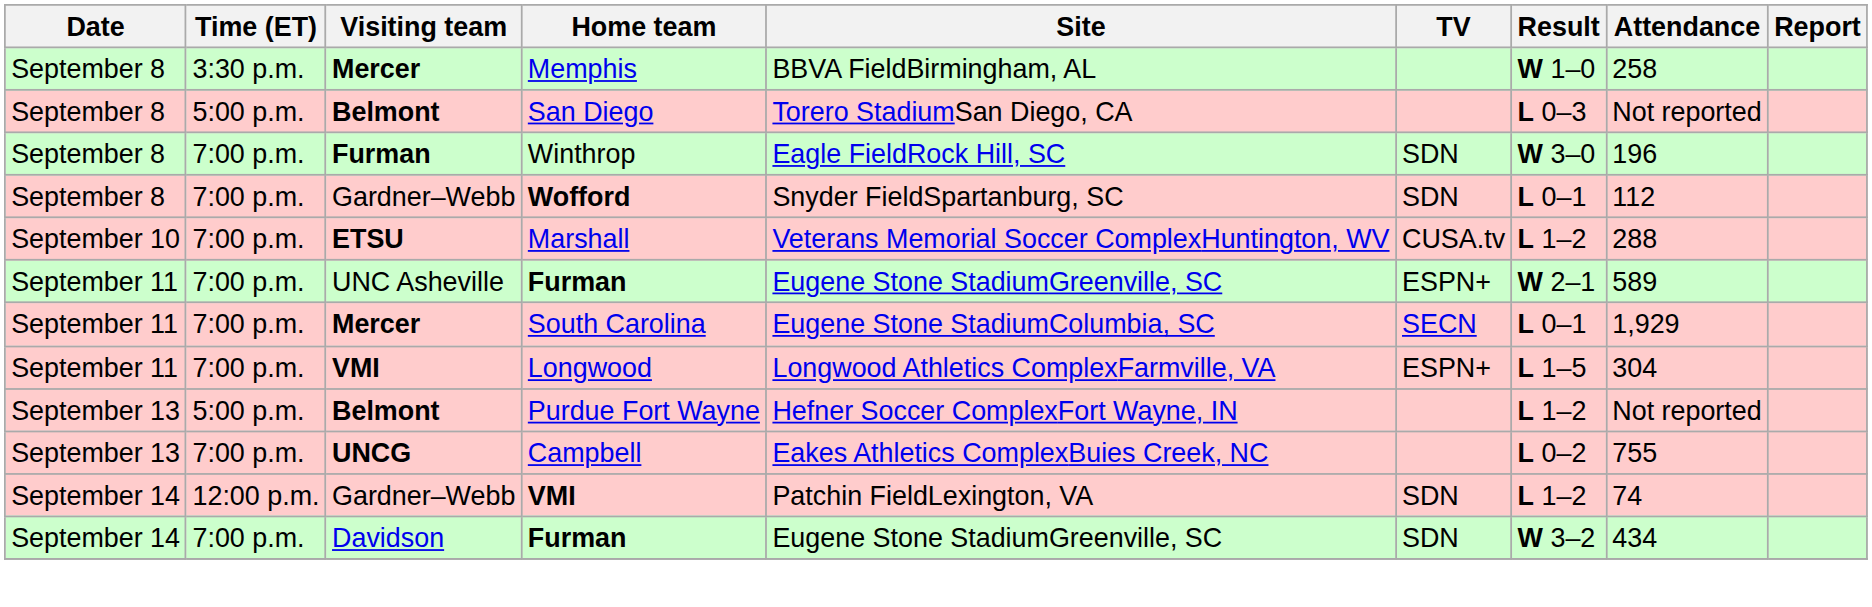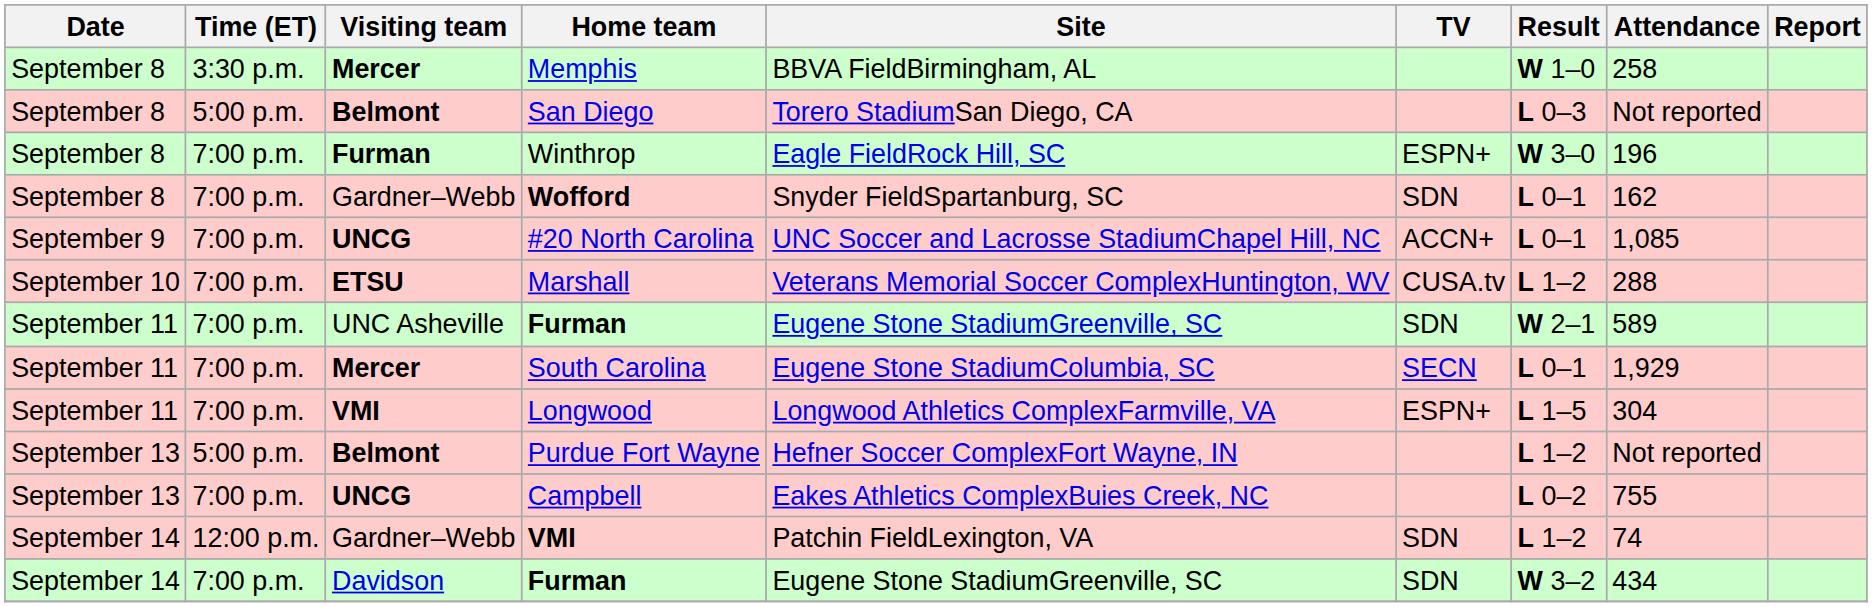(1430, 154) SDN -> (1446, 154) ESPN+
(1634, 197) 112 -> (1635, 197) 162
+ row: (372, 239)
(1446, 282) ESPN+ -> (1430, 325) SDN
